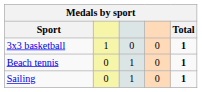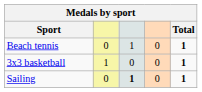rows swapped: (36, 46) <-> (33, 63)
(132, 79) normal -> (132, 79) bold
